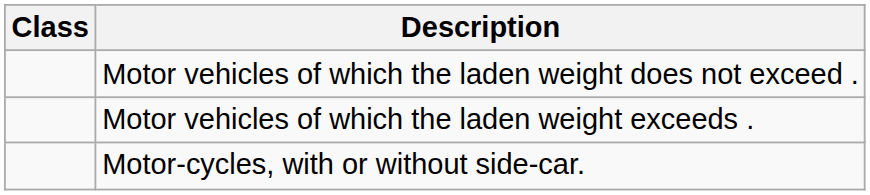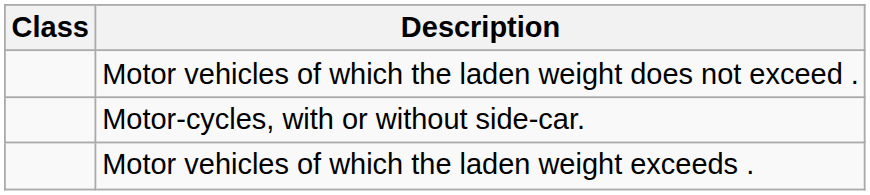rows swapped: (428, 119) <-> (344, 165)
